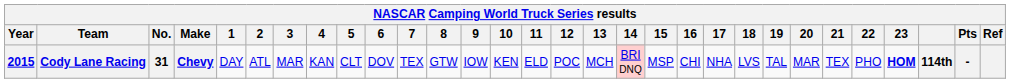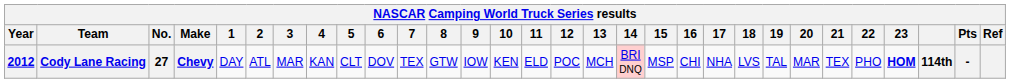(21, 62) 2015 -> (21, 62) 2012
(162, 62) 31 -> (162, 62) 27
